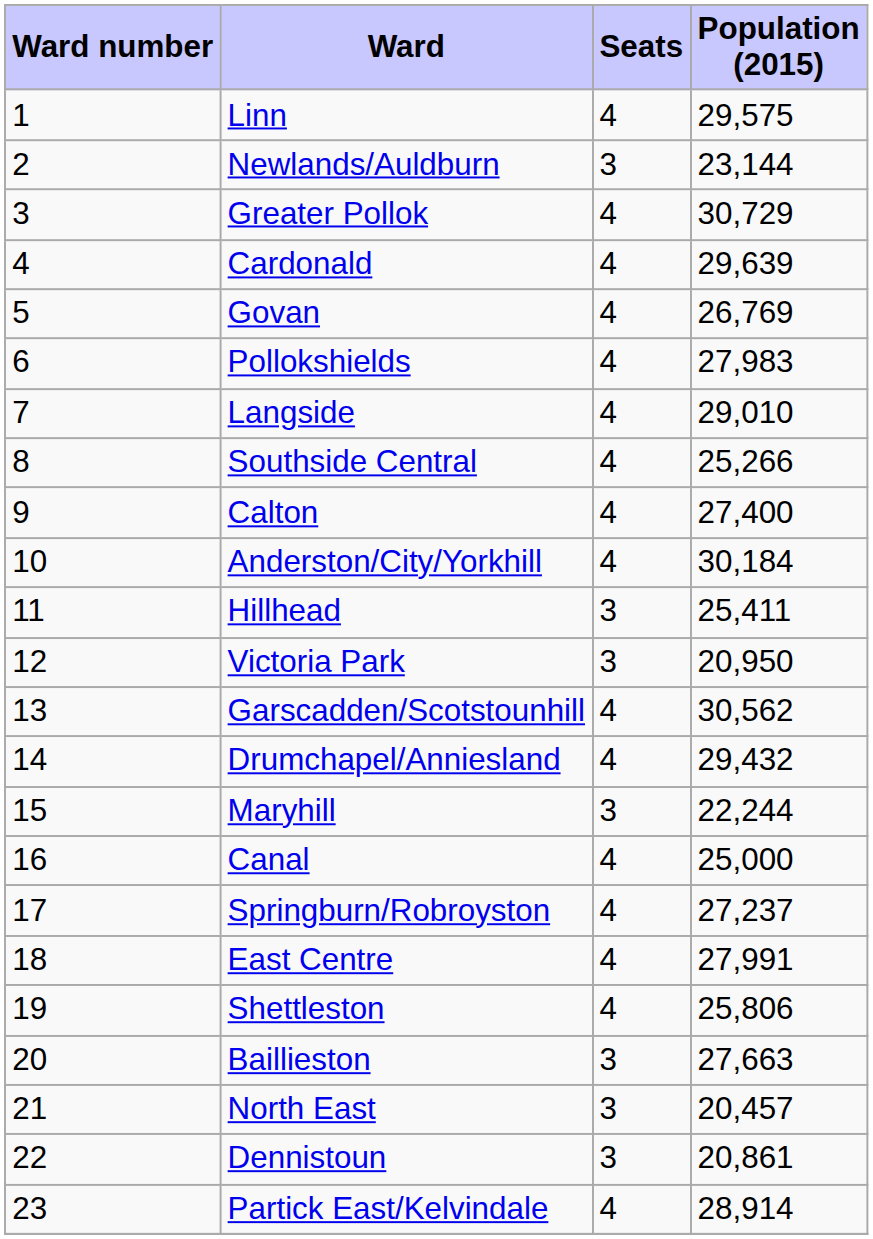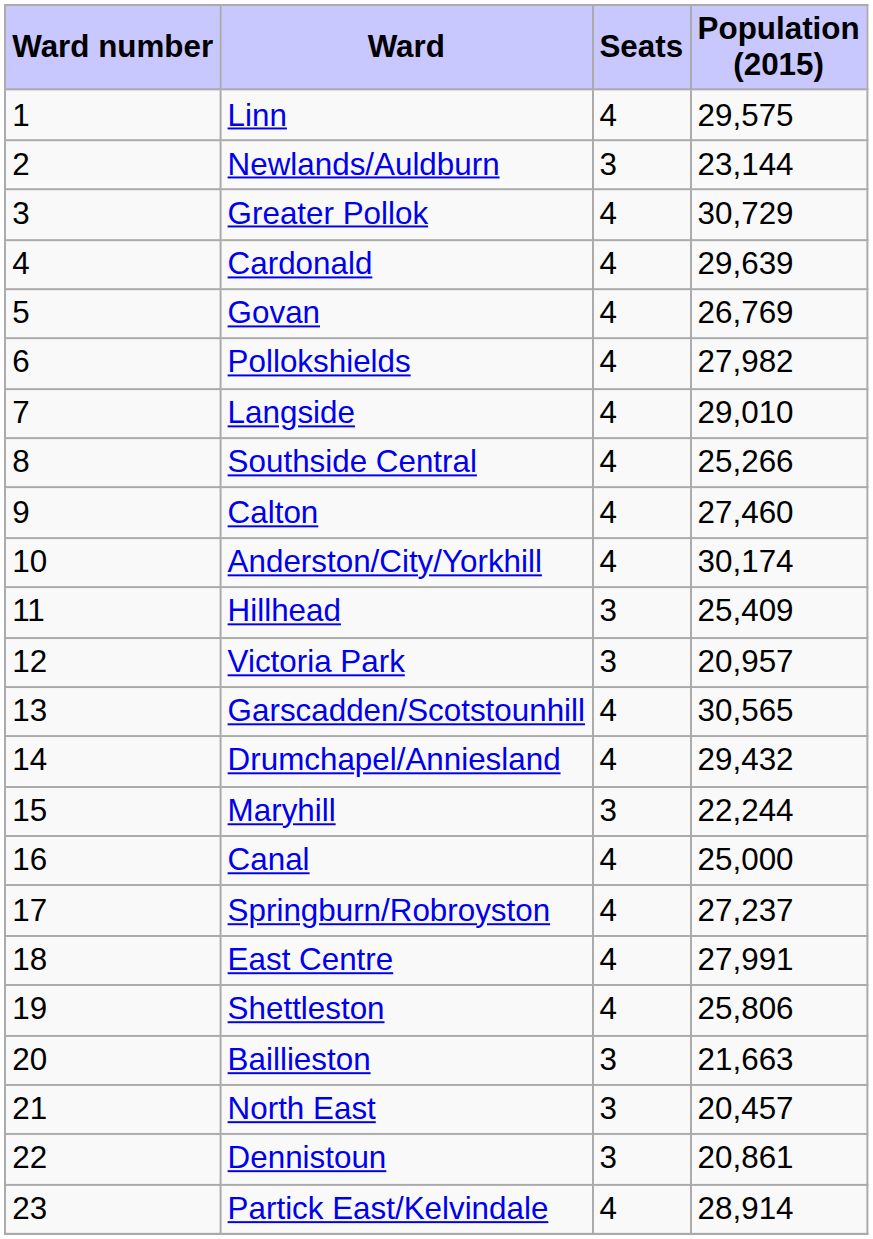(746, 363) 27,983 -> (746, 363) 27,982
(746, 512) 27,400 -> (746, 512) 27,460
(746, 561) 30,184 -> (746, 561) 30,174
(744, 611) 25,411 -> (746, 611) 25,409
(746, 661) 20,950 -> (746, 661) 20,957
(746, 711) 30,562 -> (746, 711) 30,565
(746, 1059) 27,663 -> (746, 1059) 21,663
